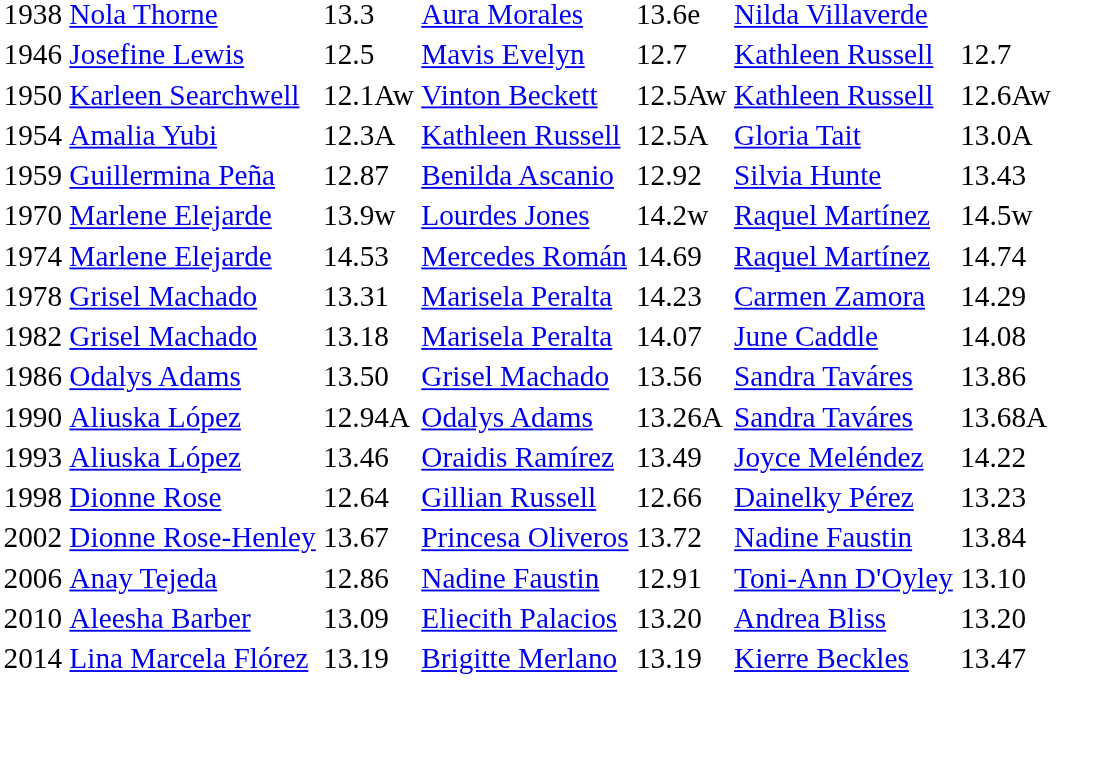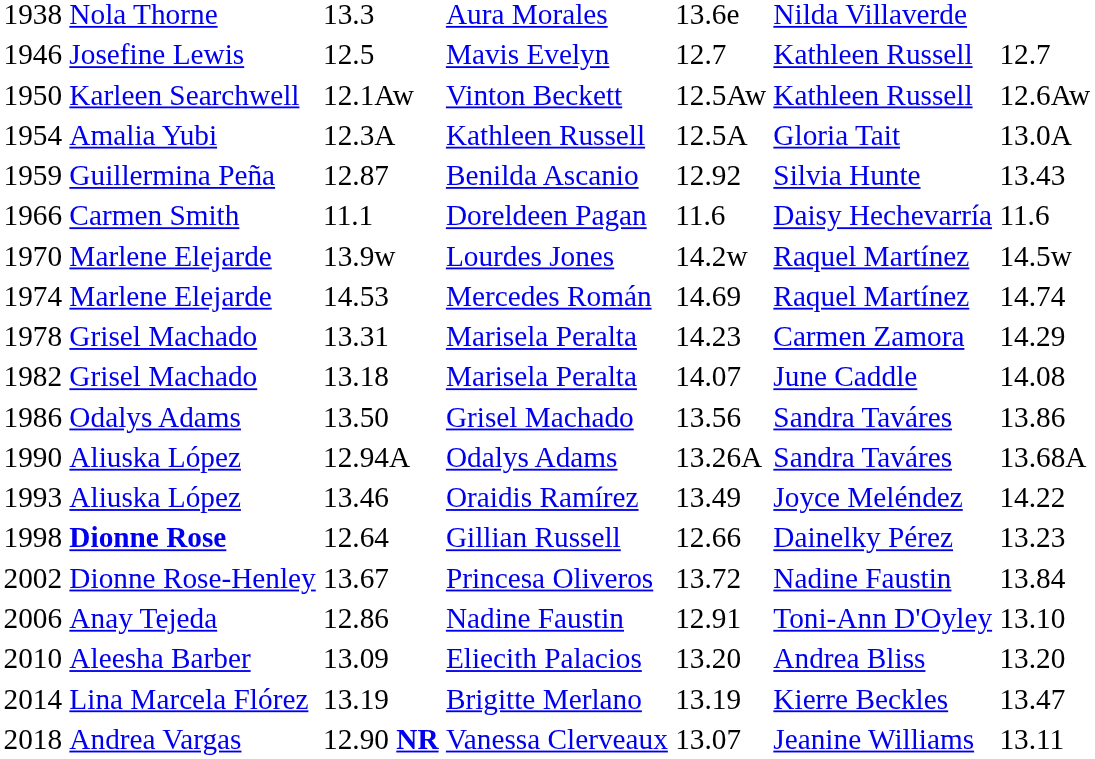+ row: (33, 215)
(145, 497) normal -> (148, 537) bold
+ row: (33, 739)
